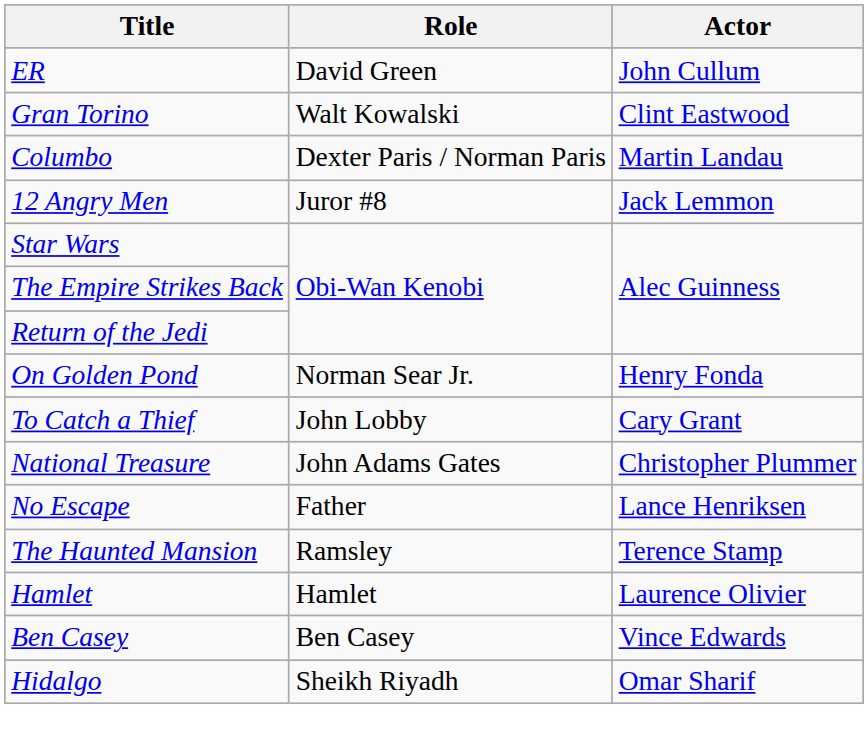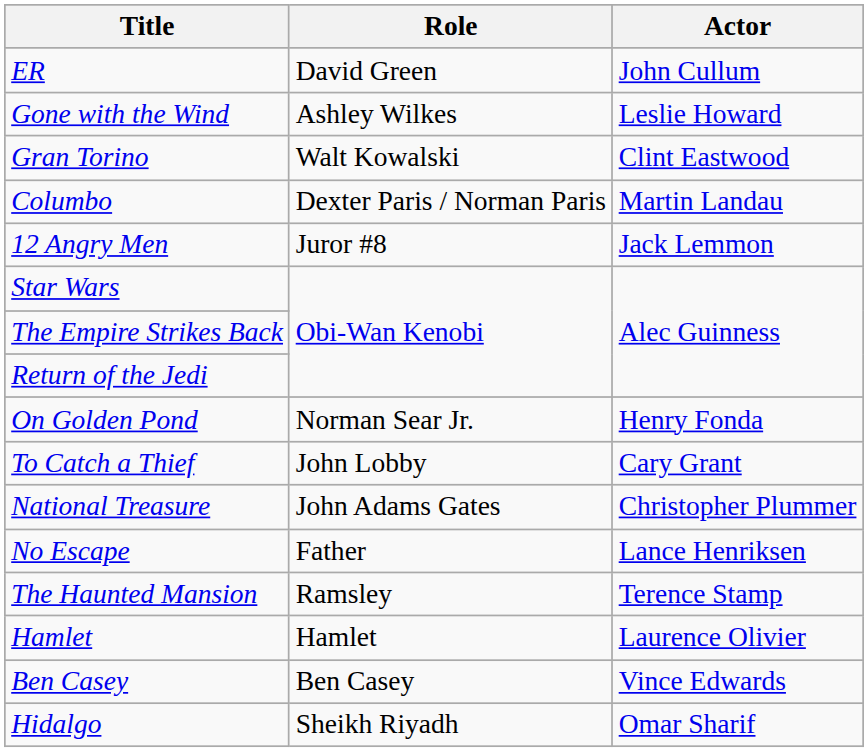+ row: (120, 113)
